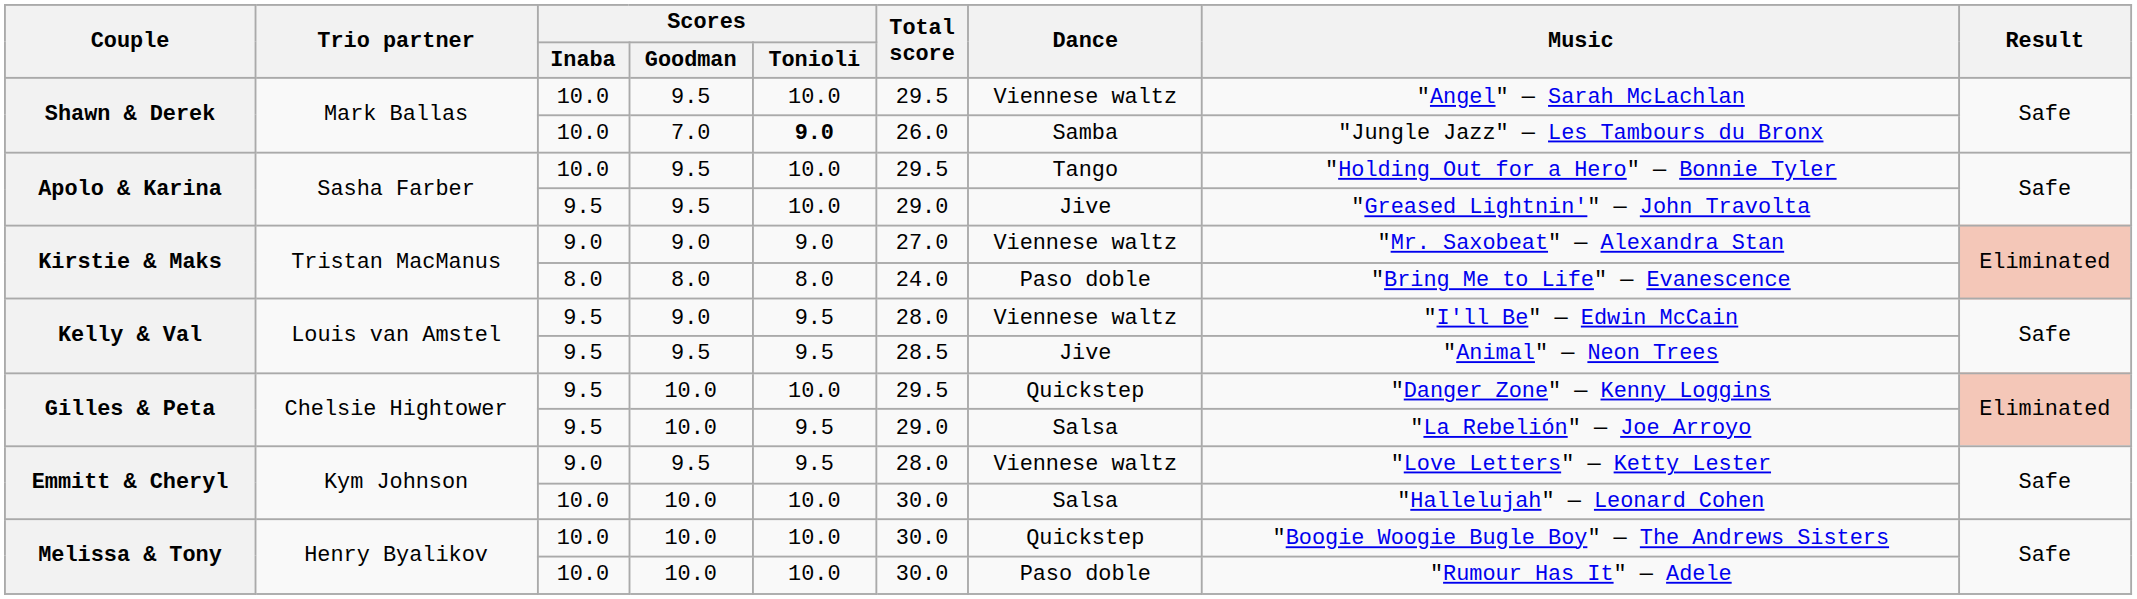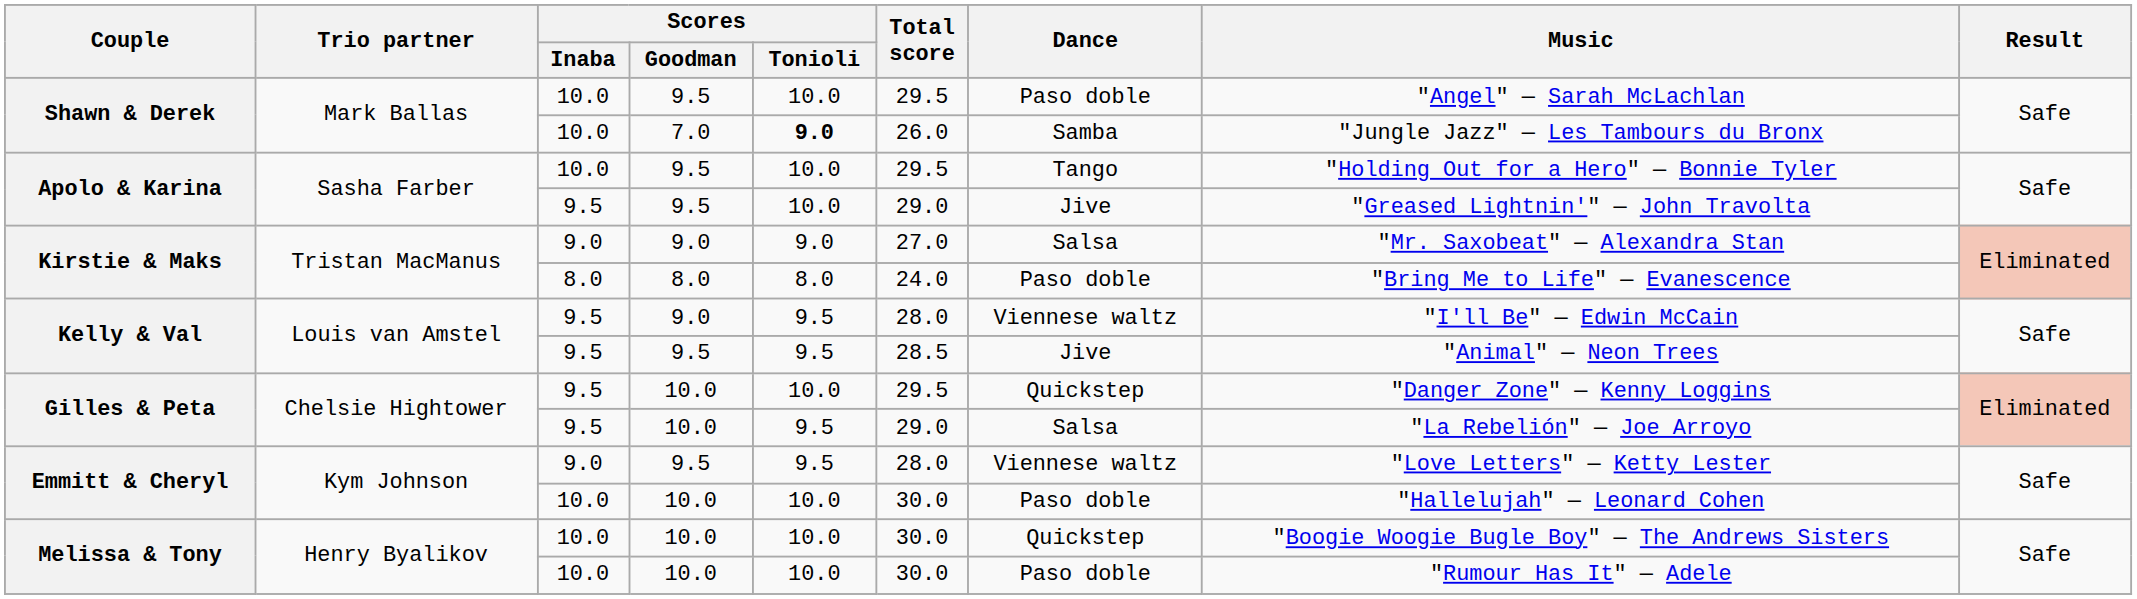(1085, 97) Viennese waltz -> (1085, 97) Paso doble
(1085, 244) Viennese waltz -> (1085, 244) Salsa
(1085, 501) Salsa -> (1085, 501) Paso doble
